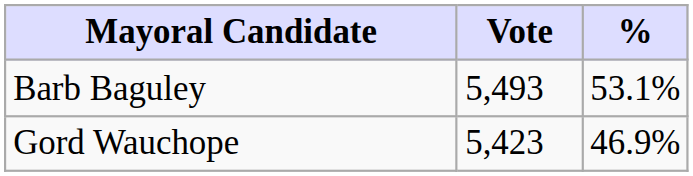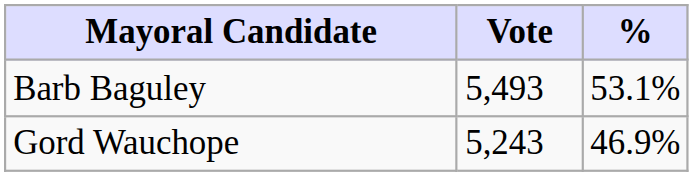(504, 142) 5,423 -> (504, 142) 5,243
